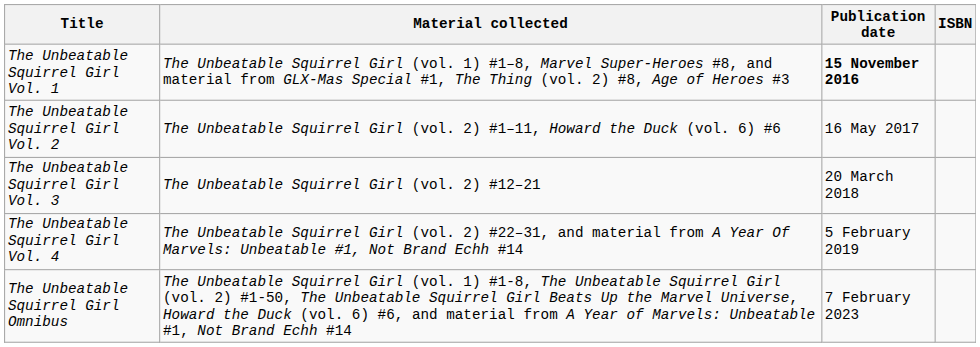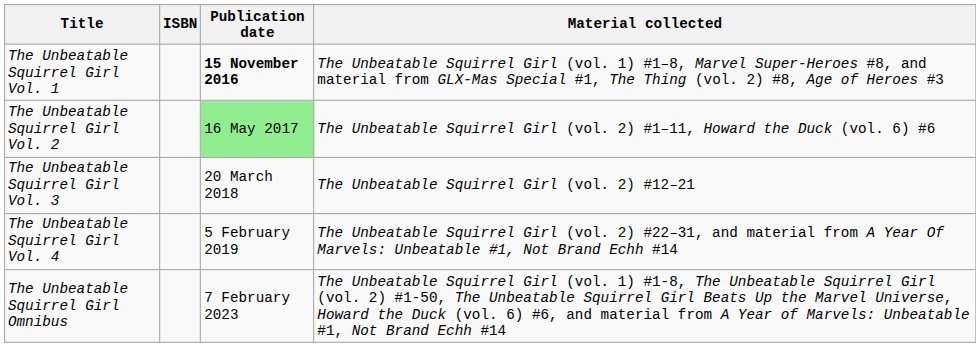columns swapped: (491, 24) <-> (955, 24)
(872, 129) no background -> (251, 129) lightgreen background
